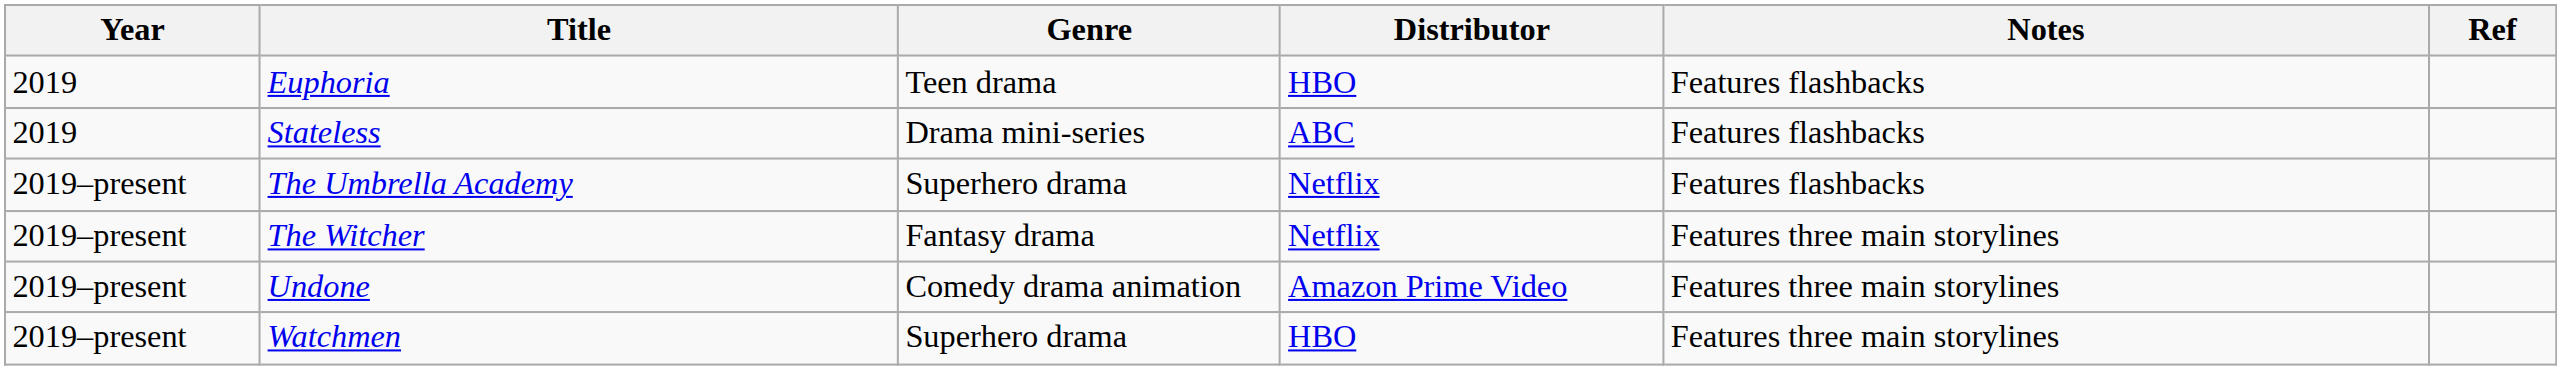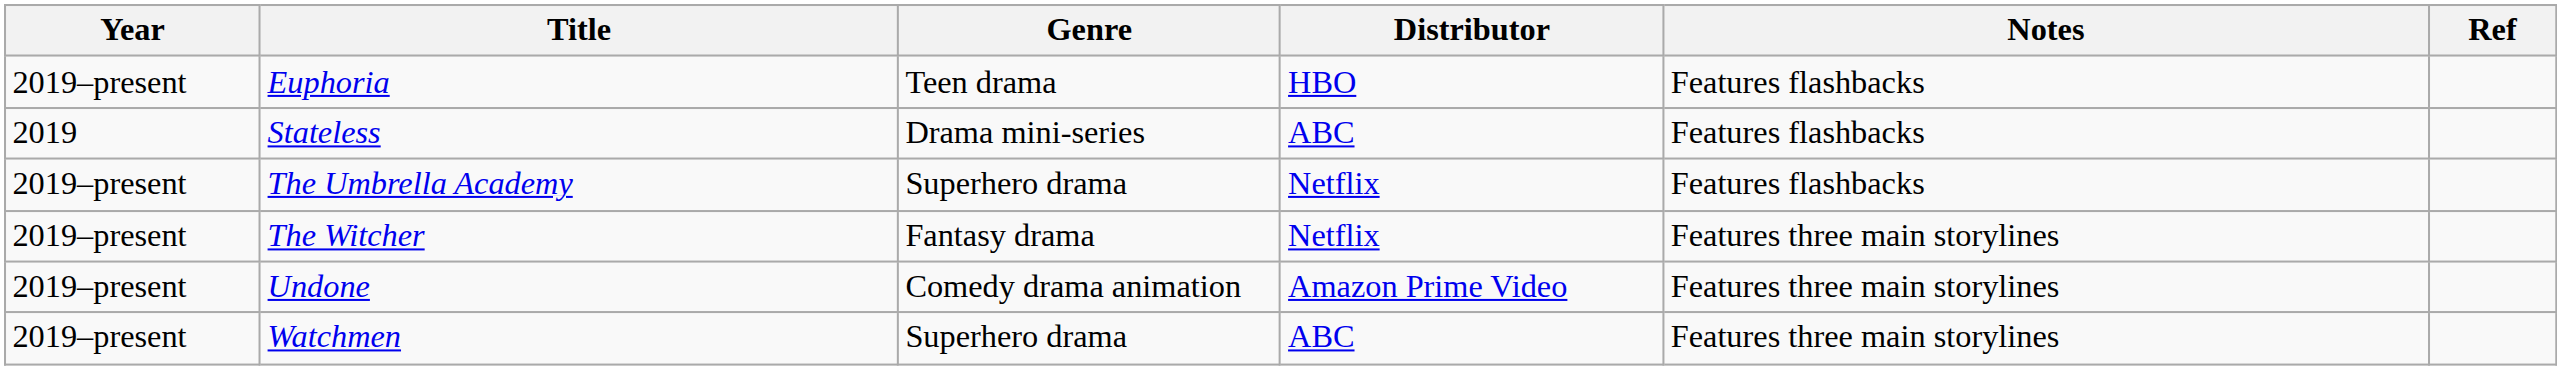(45, 81) 2019 -> (100, 81) 2019–present
(1322, 337) HBO -> (1321, 337) ABC
